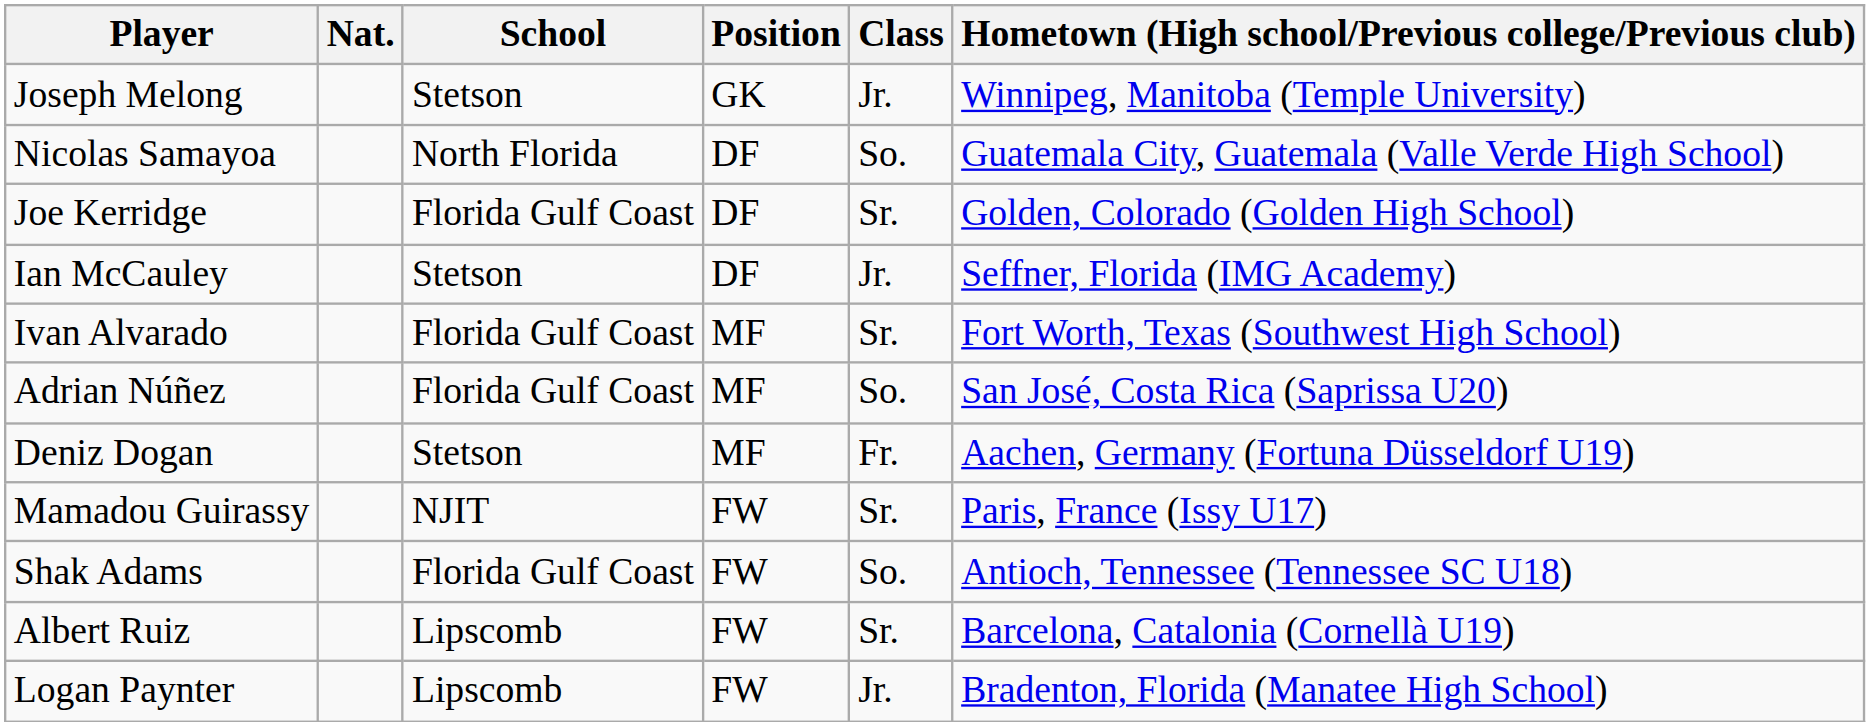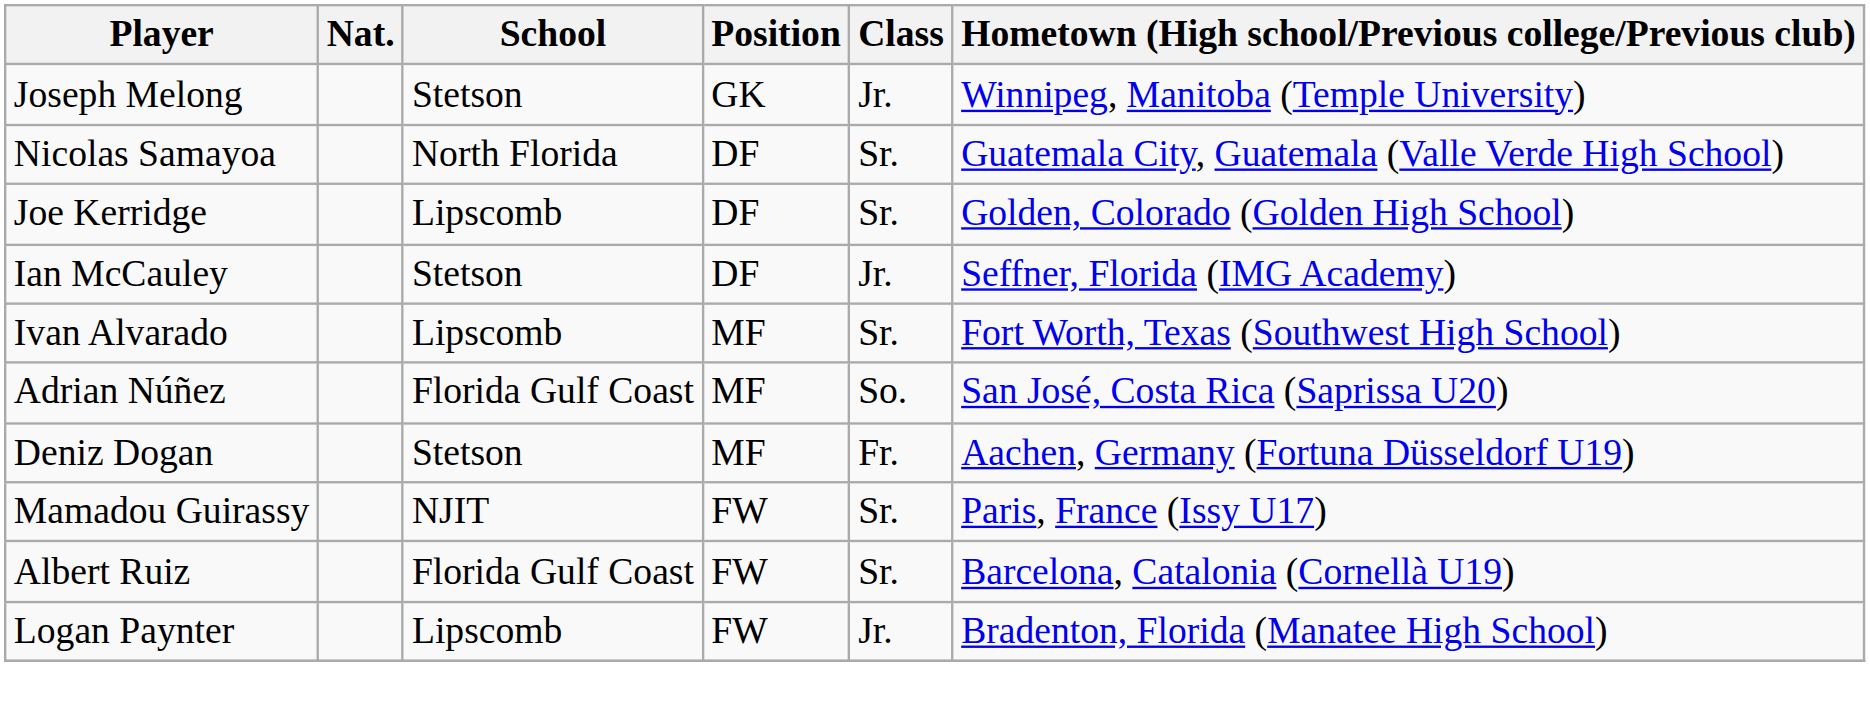(883, 153) So. -> (879, 153) Sr.
(553, 213) Florida Gulf Coast -> (487, 213) Lipscomb
(553, 332) Florida Gulf Coast -> (487, 332) Lipscomb
- row: (108, 570)
(487, 630) Lipscomb -> (553, 570) Florida Gulf Coast
